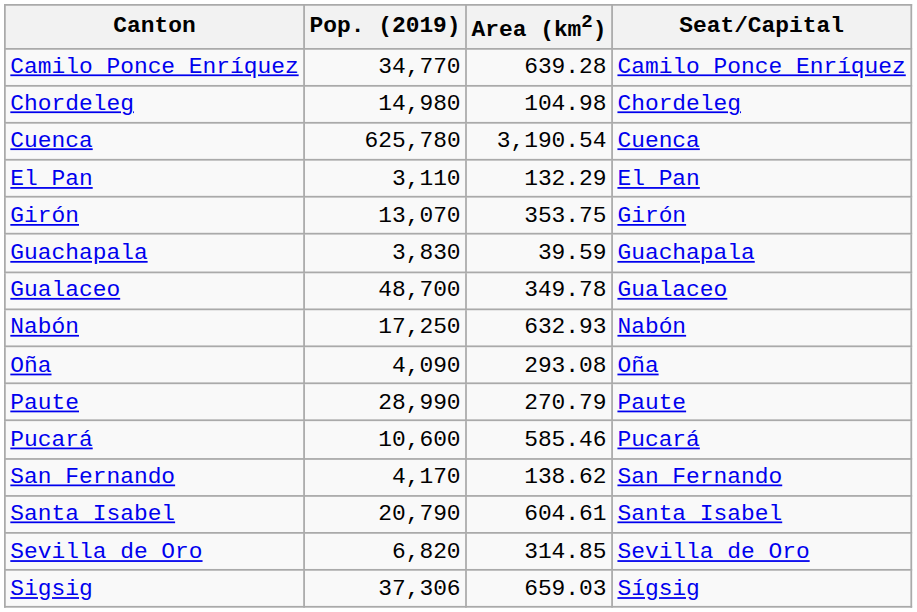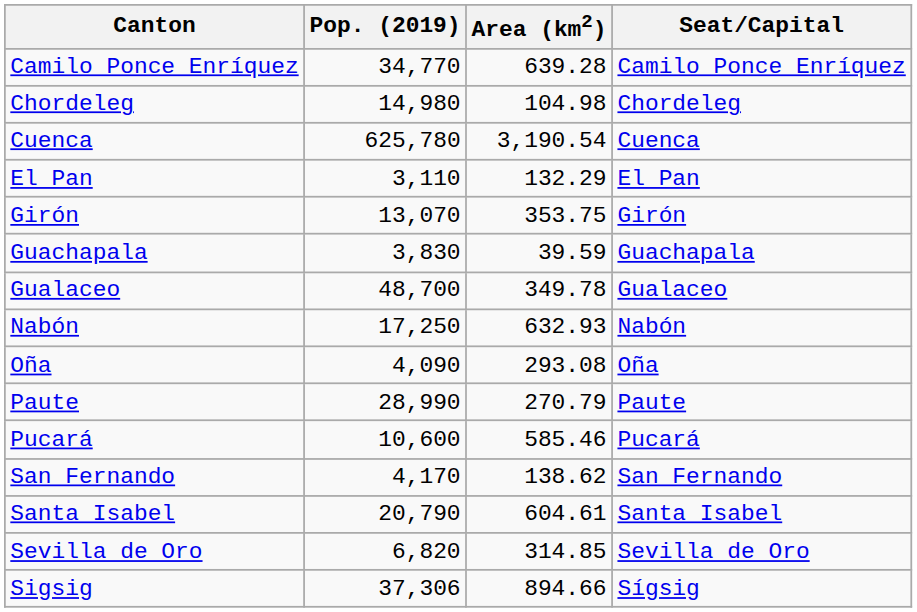(565, 589) 659.03 -> (565, 589) 894.66
